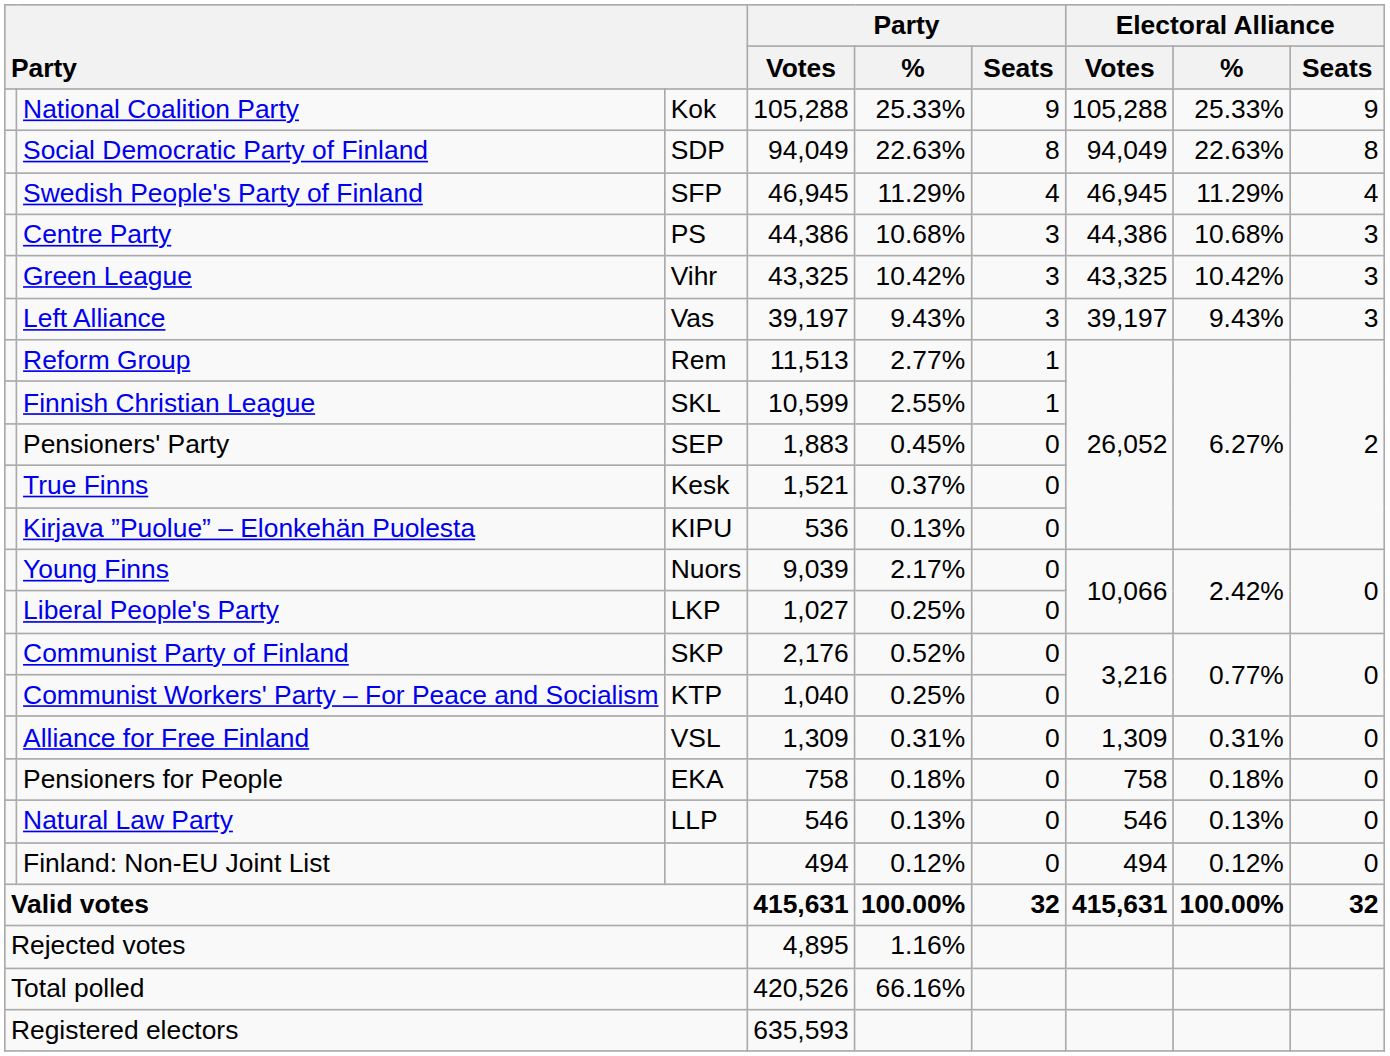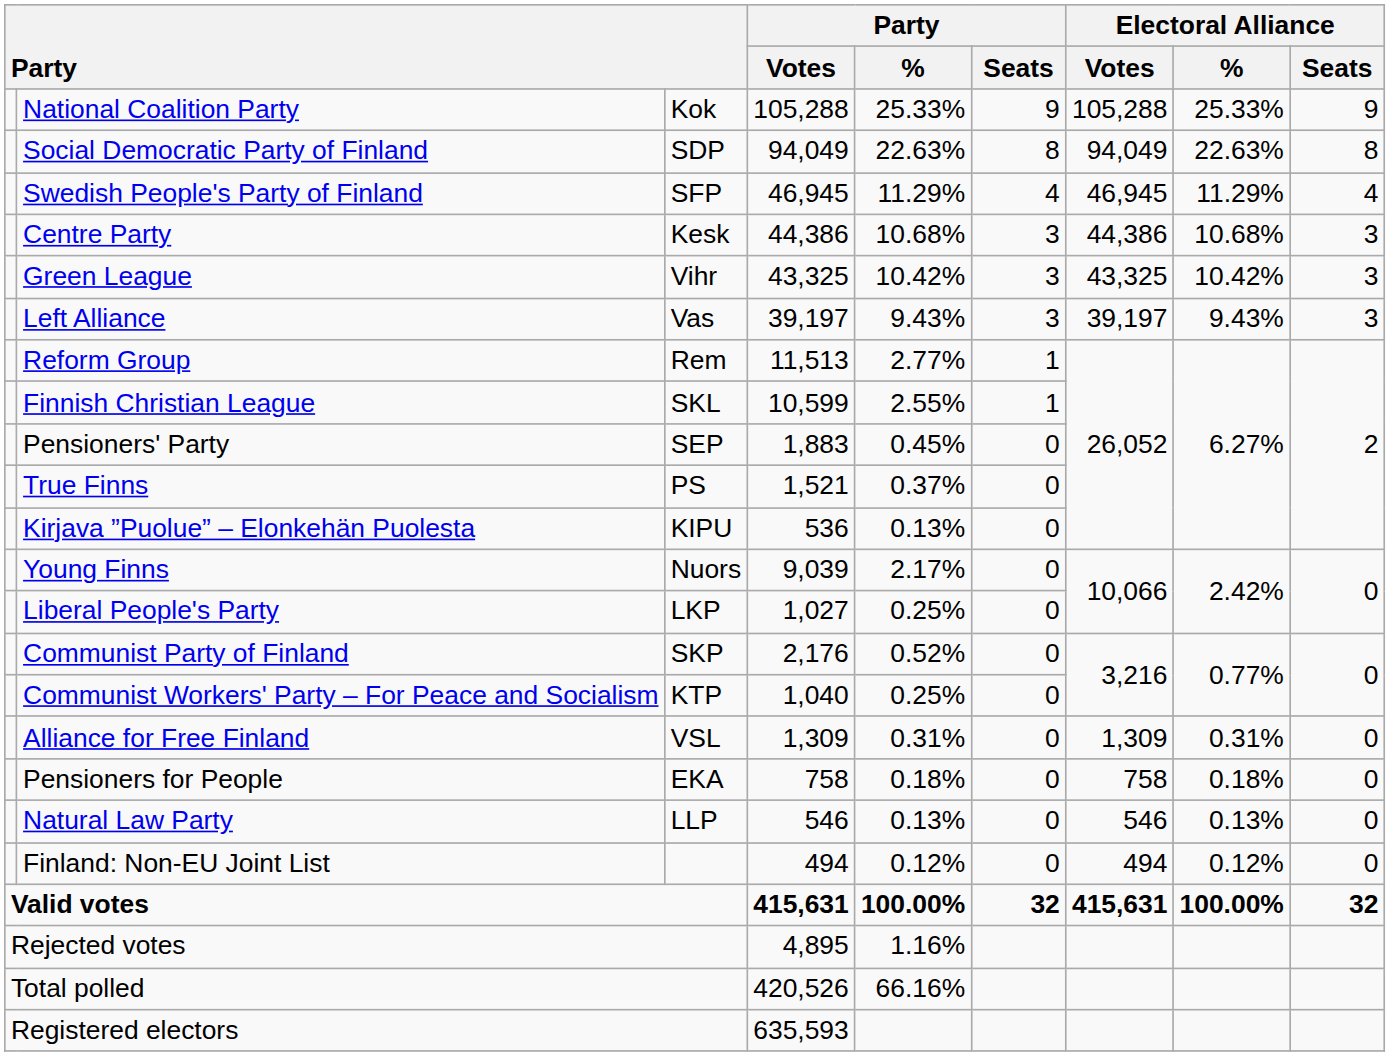(688, 234) PS -> (700, 234) Kesk
(700, 485) Kesk -> (688, 485) PS
